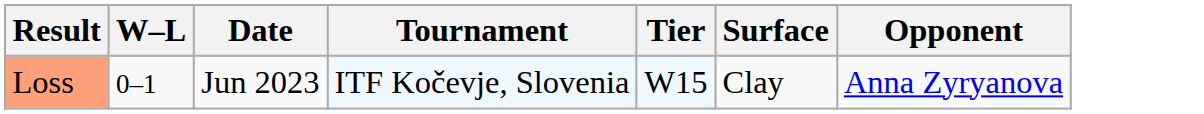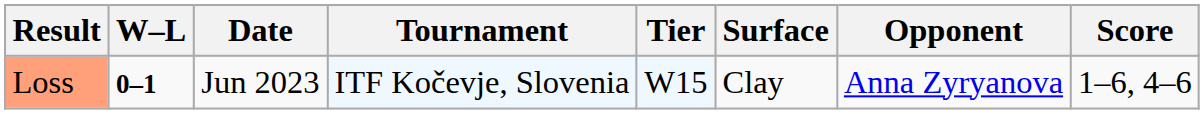+ column: (1135, 30)
(136, 83) normal -> (136, 81) bold
